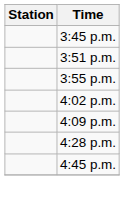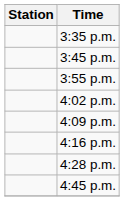+ row: (88, 36)
- row: (88, 57)
+ row: (88, 143)
